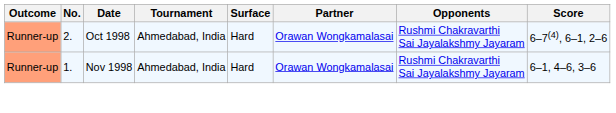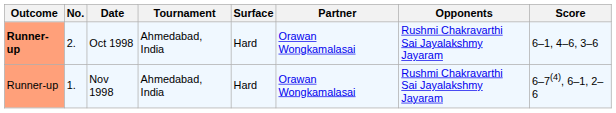(33, 36) normal -> (28, 43) bold
(568, 36) 6–7(4), 6–1, 2–6 -> (565, 43) 6–1, 4–6, 3–6
(563, 66) 6–1, 4–6, 3–6 -> (568, 85) 6–7(4), 6–1, 2–6
